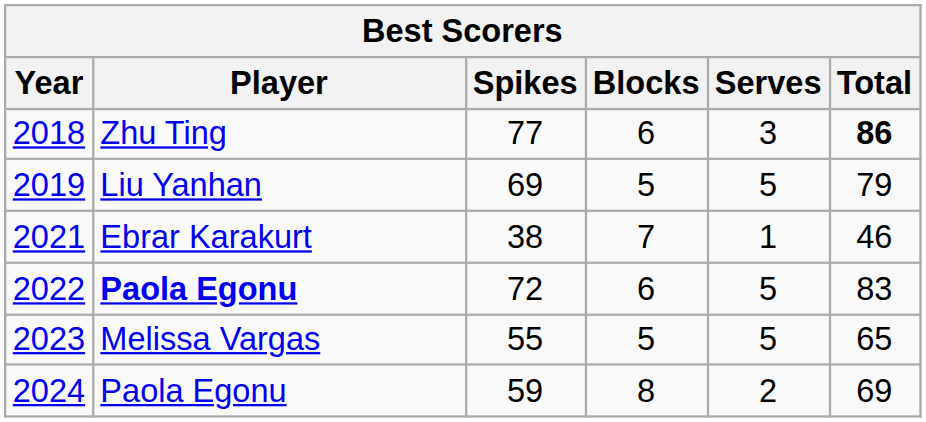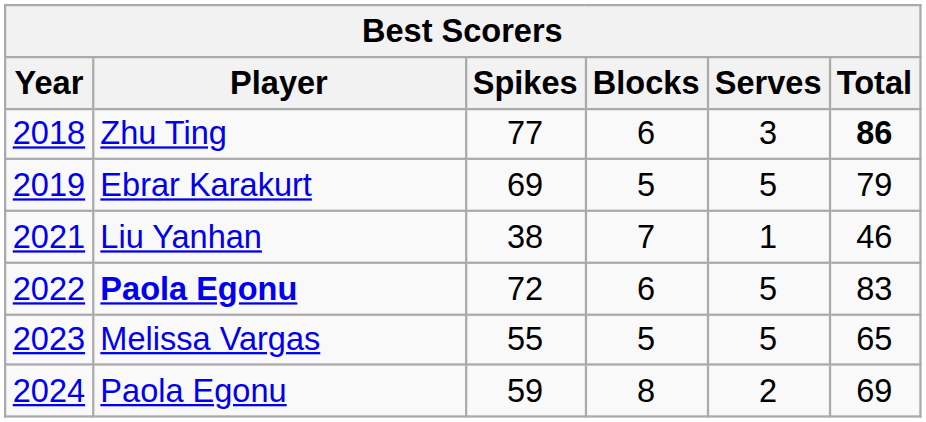(181, 185) Liu Yanhan -> (206, 185) Ebrar Karakurt
(206, 237) Ebrar Karakurt -> (181, 237) Liu Yanhan
